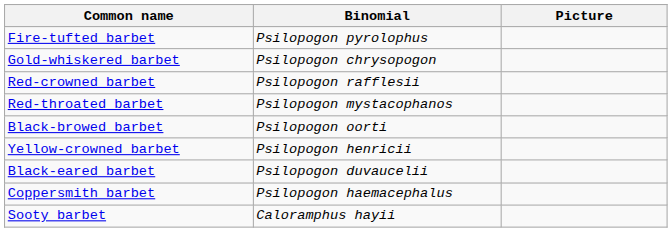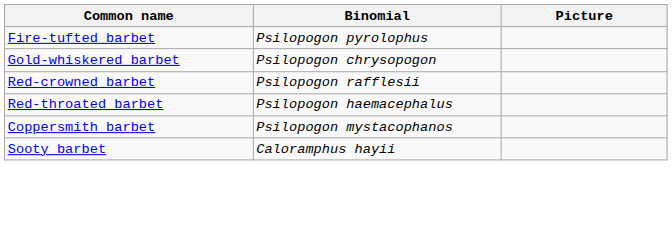(355, 105) Psilopogon mystacophanos -> (355, 105) Psilopogon haemacephalus
- row: (86, 127)
- row: (94, 149)
- row: (82, 171)
(355, 194) Psilopogon haemacephalus -> (355, 127) Psilopogon mystacophanos
